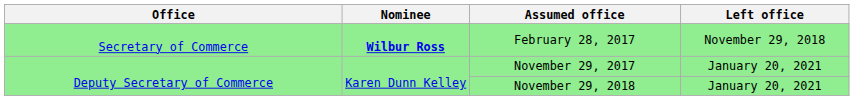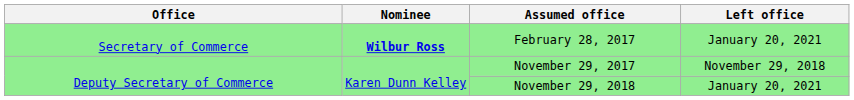(765, 40) November 29, 2018 -> (765, 40) January 20, 2021
(765, 66) January 20, 2021 -> (765, 66) November 29, 2018
